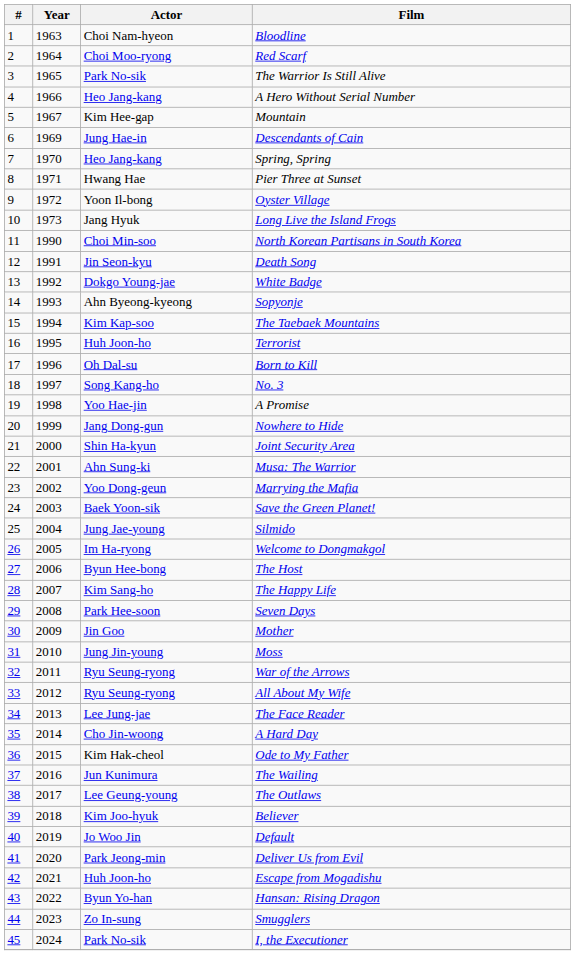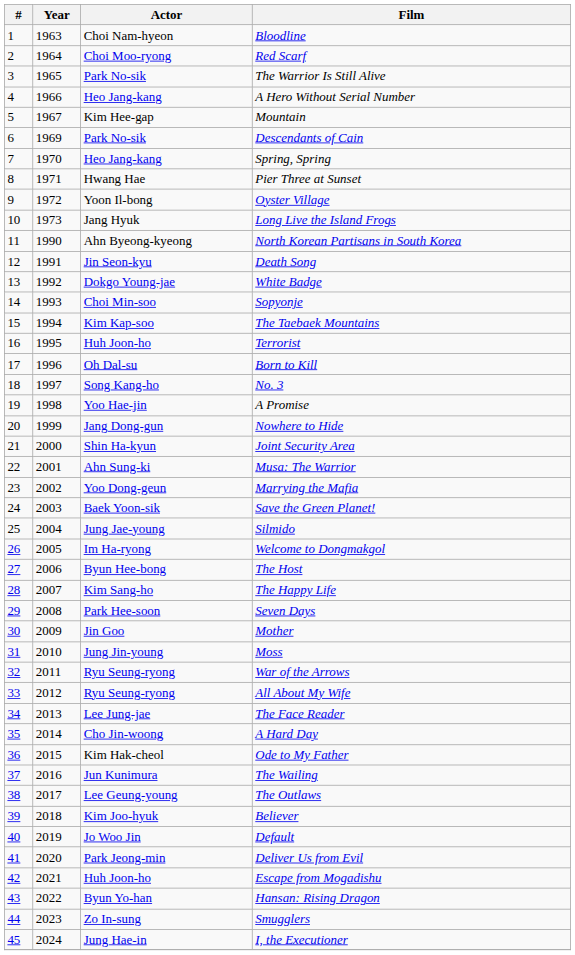(115, 138) Jung Hae-in -> (115, 138) Park No-sik
(120, 240) Choi Min-soo -> (138, 240) Ahn Byeong-kyeong
(138, 302) Ahn Byeong-kyeong -> (120, 302) Choi Min-soo
(115, 939) Park No-sik -> (115, 939) Jung Hae-in
